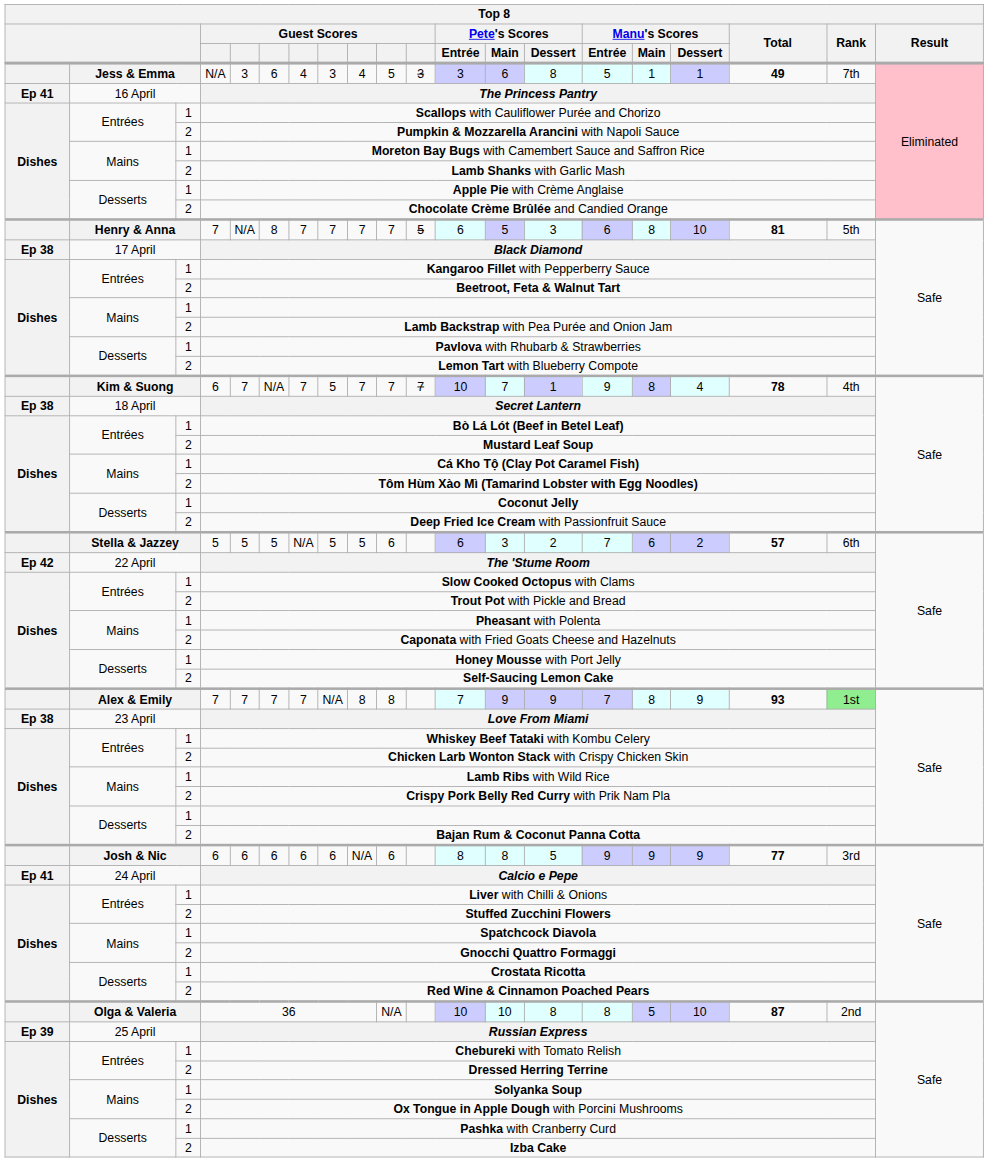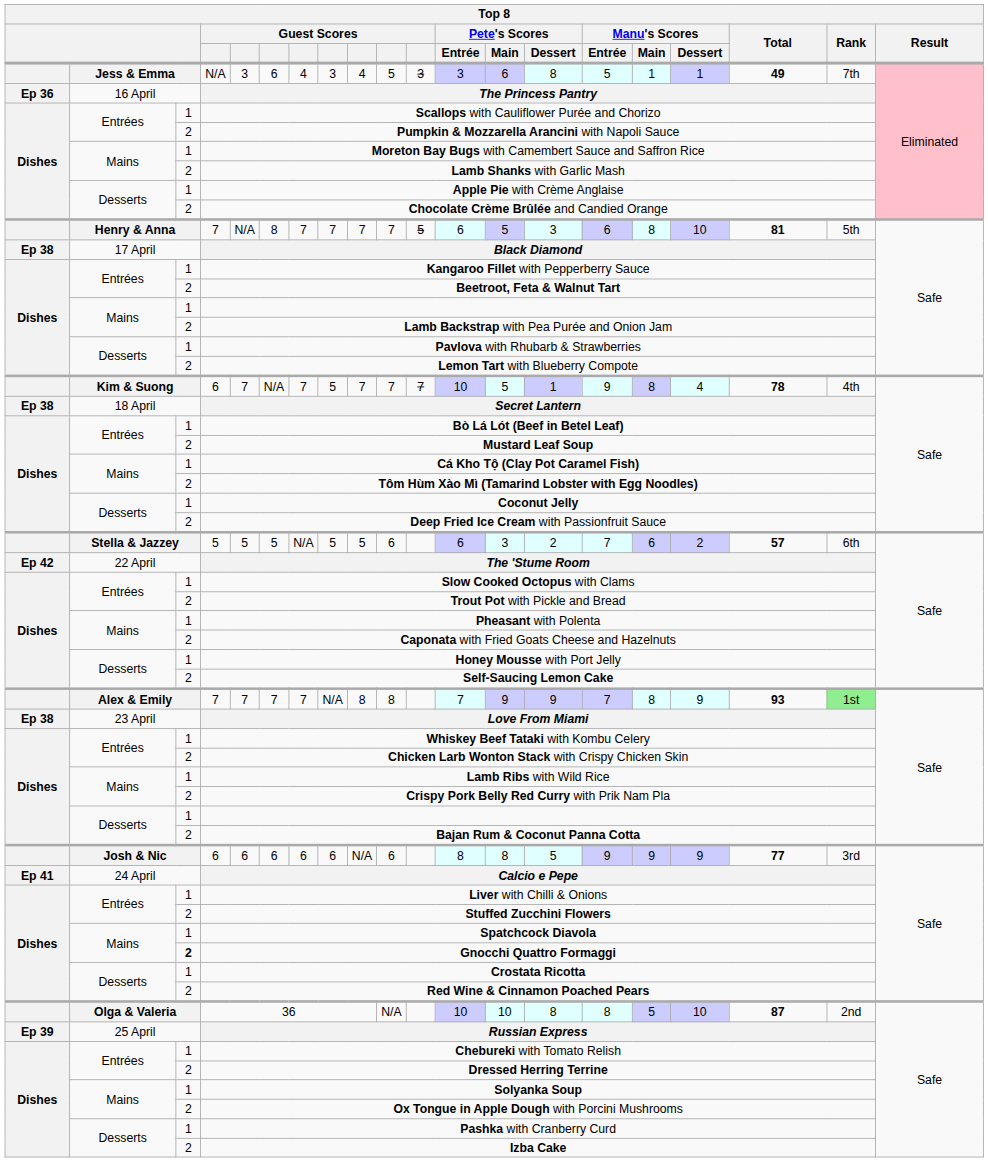(37, 94) Ep 41 -> (37, 94) Ep 36
(505, 387) 7 -> (505, 387) 5
(188, 953) normal -> (188, 953) bold
